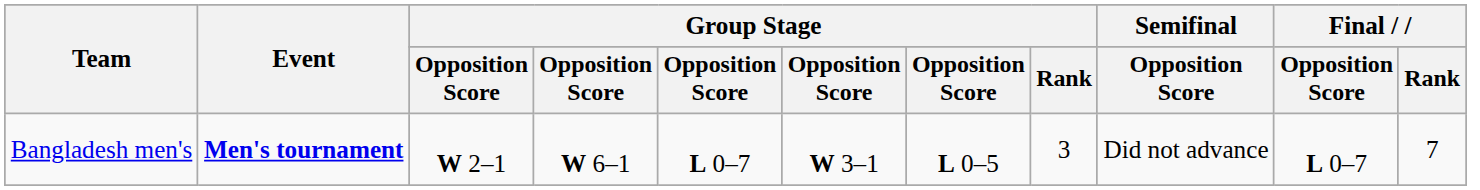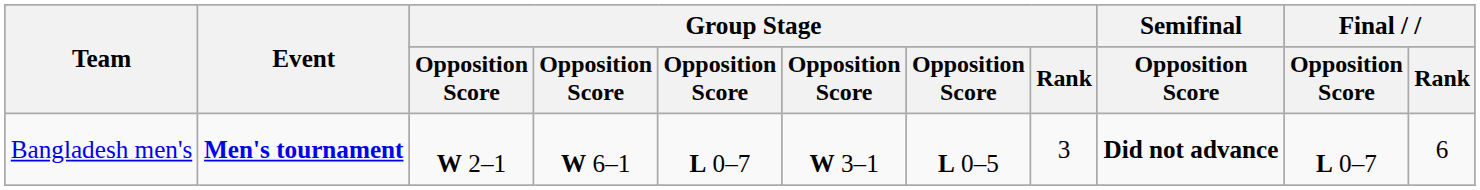(1186, 149) normal -> (1191, 149) bold
(1432, 149) 7 -> (1442, 149) 6
